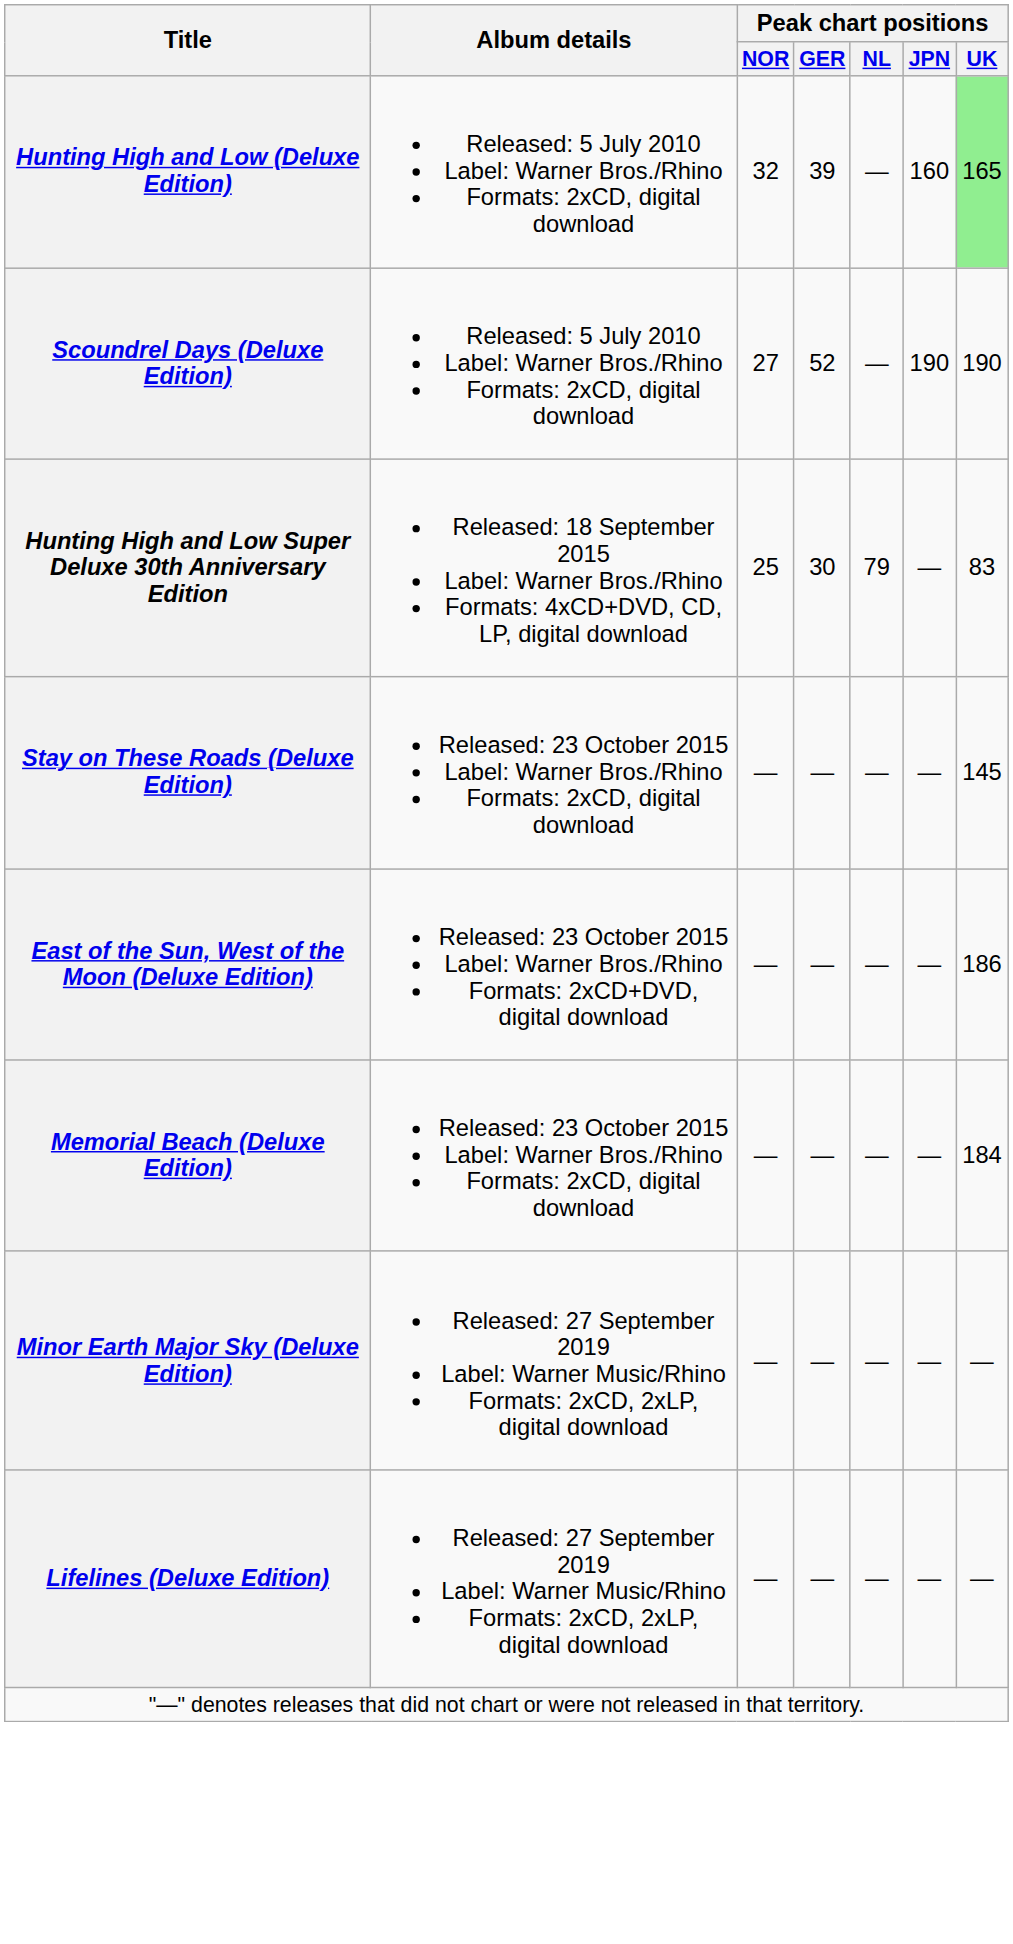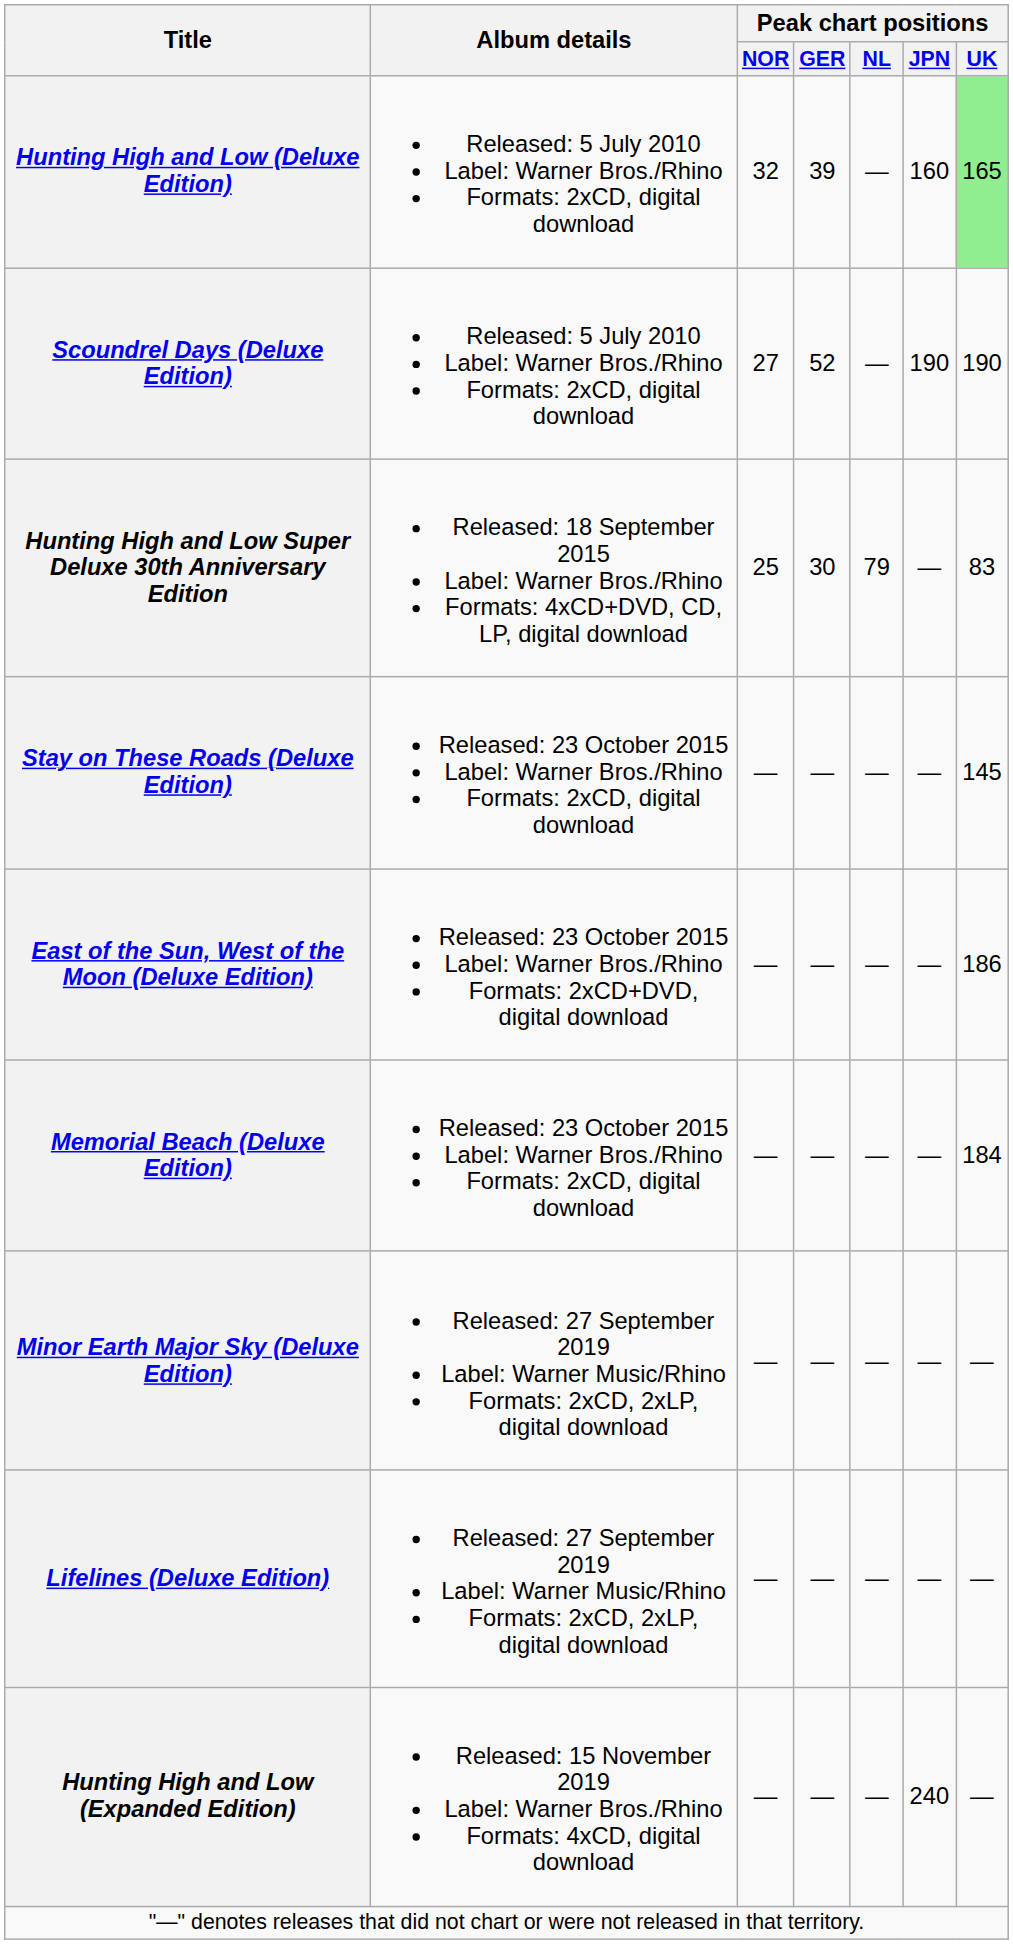+ row: (188, 1796)
